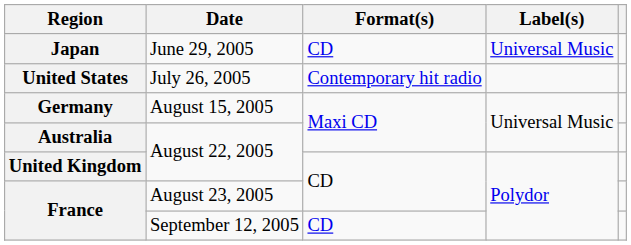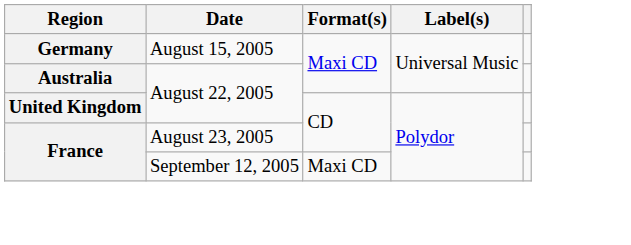- row: (75, 48)
- row: (75, 78)
(320, 225) CD -> (342, 166) Maxi CD
